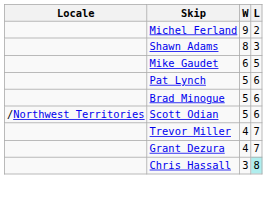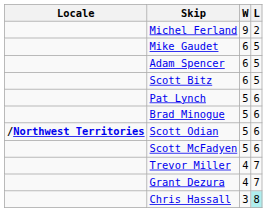- row: (184, 47)
+ row: (187, 64)
+ row: (181, 81)
(76, 115) normal -> (76, 132) bold
+ row: (193, 148)
